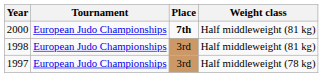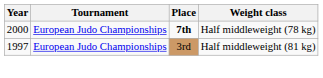(258, 30) Half middleweight (81 kg) -> (258, 30) Half middleweight (78 kg)
- row: (18, 47)
(258, 64) Half middleweight (78 kg) -> (258, 47) Half middleweight (81 kg)
